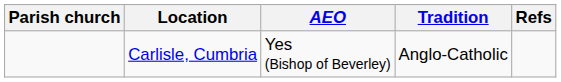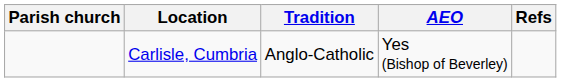columns swapped: (453, 17) <-> (328, 17)
